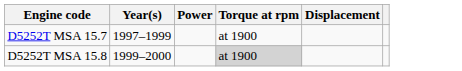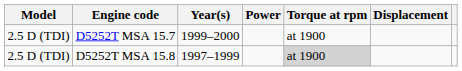+ column: (39, 14)
(142, 35) 1997–1999 -> (210, 35) 1999–2000
(142, 55) 1999–2000 -> (210, 55) 1997–1999
